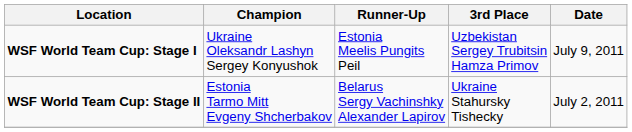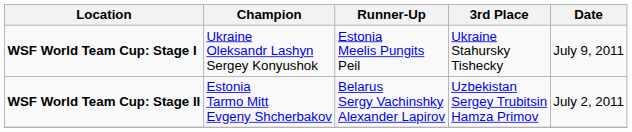(499, 51) Uzbekistan Sergey Trubitsin Hamza Primov -> (481, 51) Ukraine Stahursky Tishecky
(481, 101) Ukraine Stahursky Tishecky -> (499, 101) Uzbekistan Sergey Trubitsin Hamza Primov
